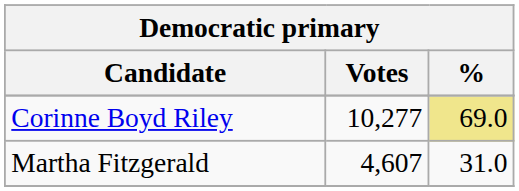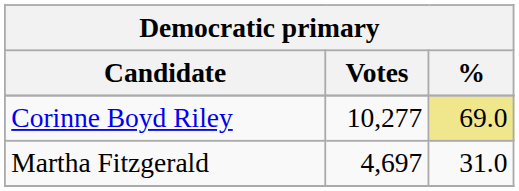(391, 163) 4,607 -> (391, 163) 4,697
